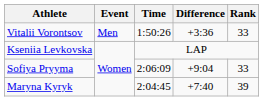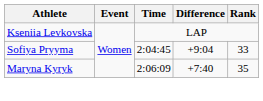- row: (45, 32)
(154, 68) 2:06:09 -> (154, 50) 2:04:45
(154, 87) 2:04:45 -> (154, 68) 2:06:09
(243, 87) 39 -> (243, 68) 35
